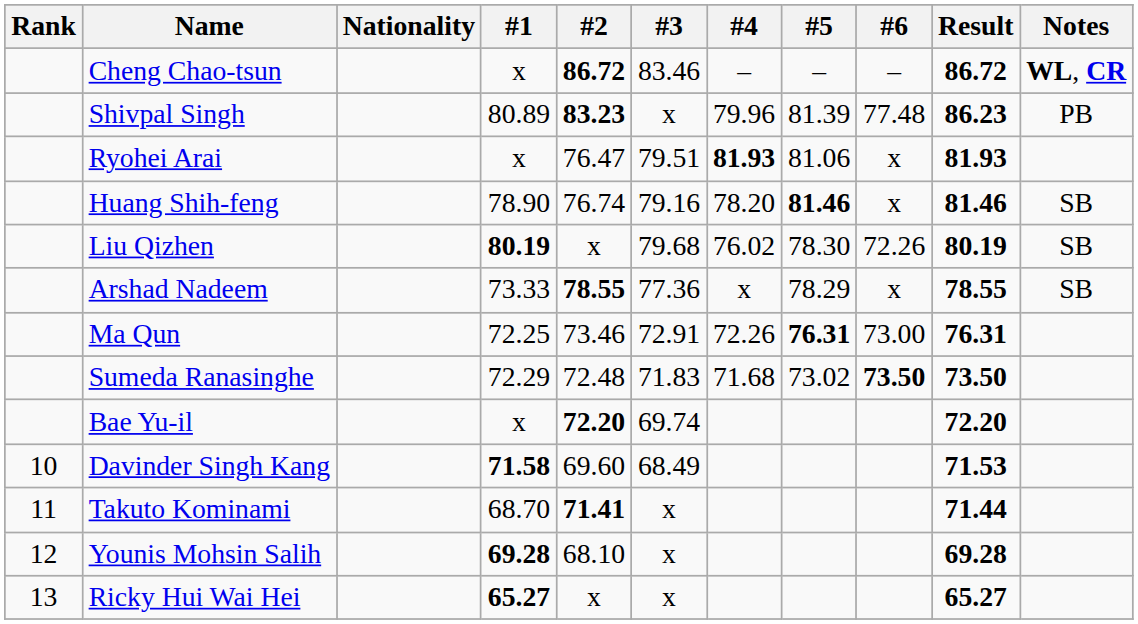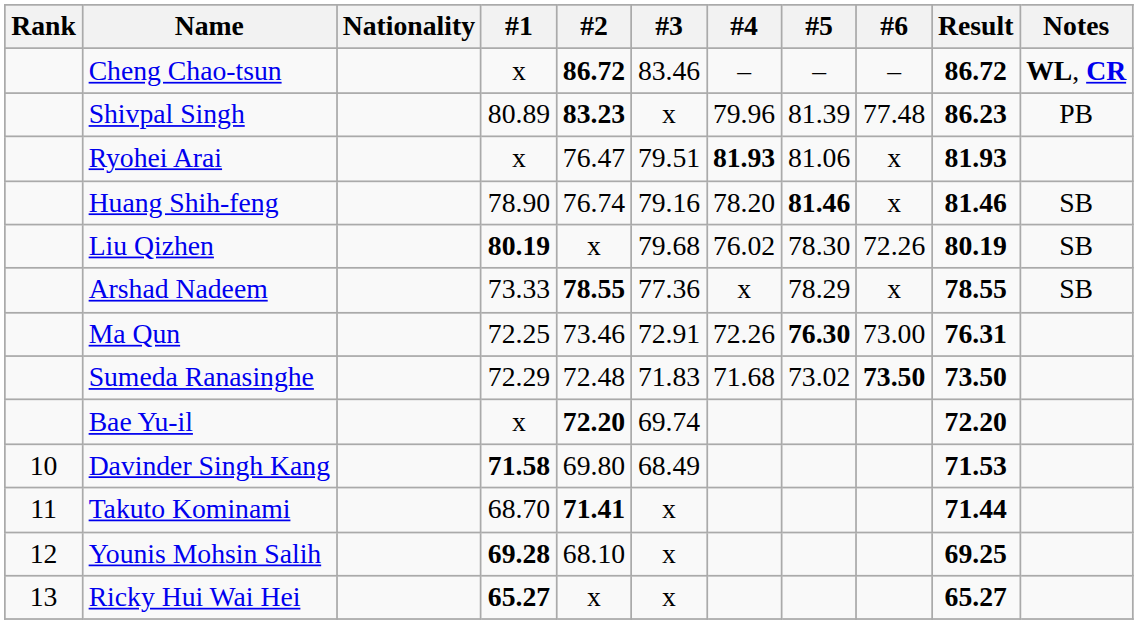(819, 333) 76.31 -> (819, 333) 76.30
(594, 465) 69.60 -> (594, 465) 69.80
(976, 553) 69.28 -> (976, 553) 69.25
